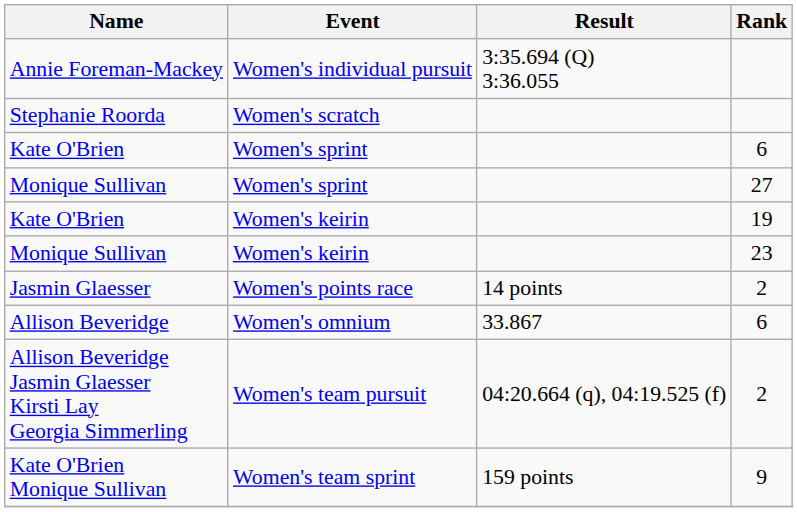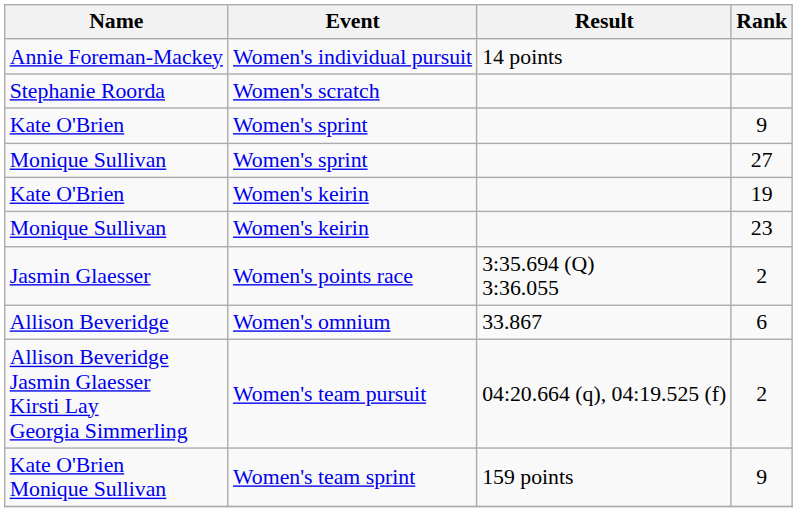(538, 68) 3:35.694 (Q) 3:36.055 -> (522, 56) 14 points
(762, 149) 6 -> (762, 125) 9
(522, 287) 14 points -> (538, 275) 3:35.694 (Q) 3:36.055
